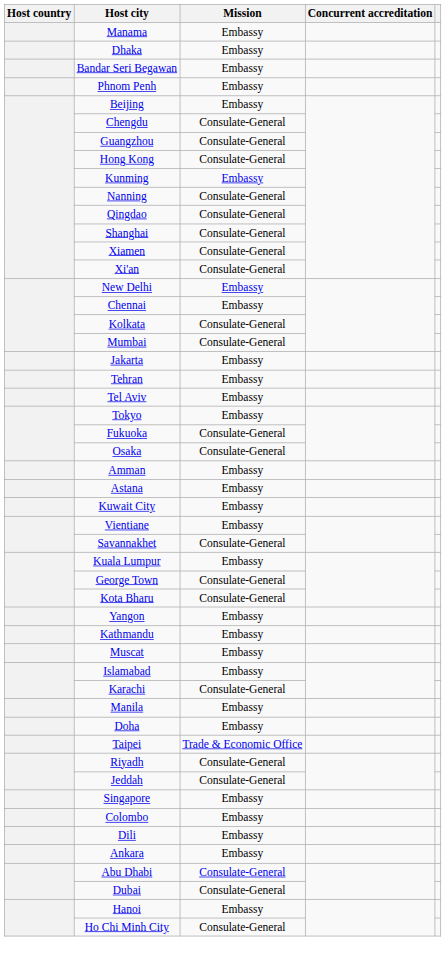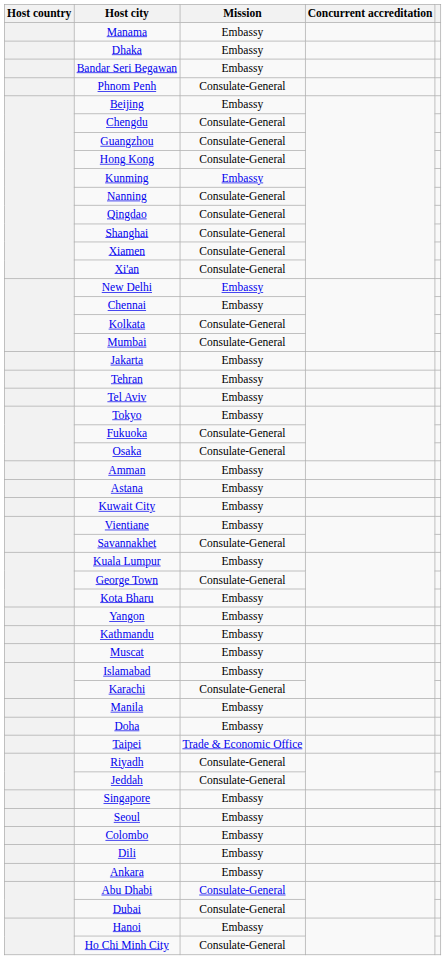(242, 86) Embassy -> (242, 86) Consulate-General
(242, 598) Consulate-General -> (242, 598) Embassy
+ row: (127, 817)
